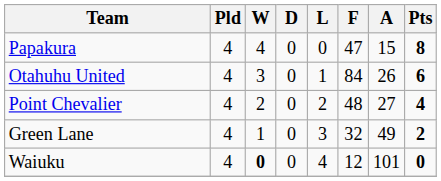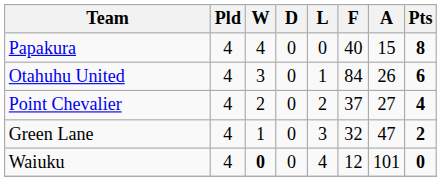(353, 47) 47 -> (353, 47) 40
(353, 104) 48 -> (353, 104) 37
(387, 133) 49 -> (387, 133) 47
